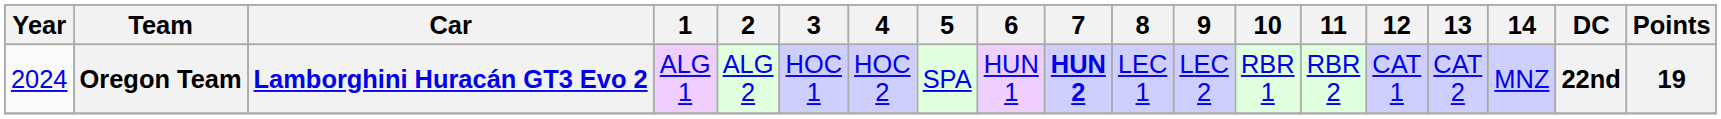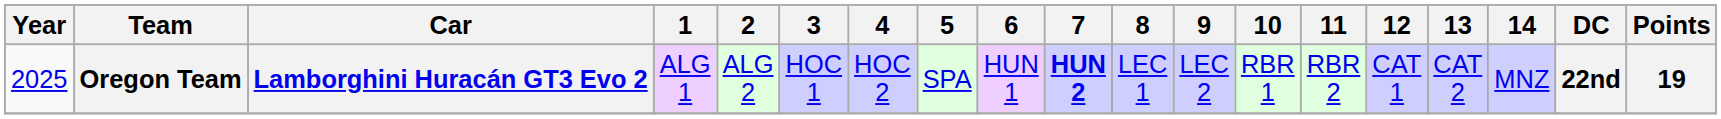(39, 79) 2024 -> (39, 79) 2025
